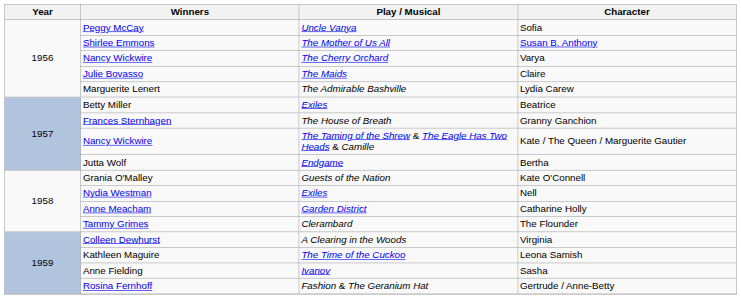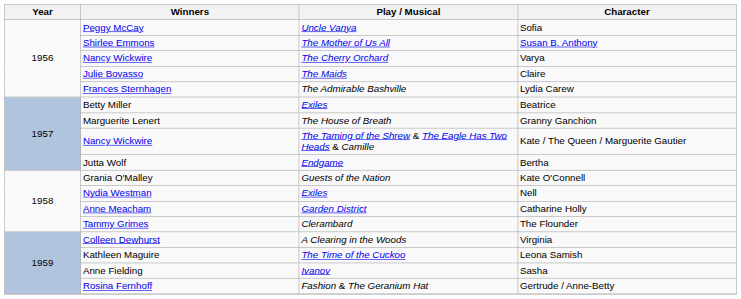(121, 89) Marguerite Lenert -> (127, 89) Frances Sternhagen
(127, 120) Frances Sternhagen -> (121, 120) Marguerite Lenert
